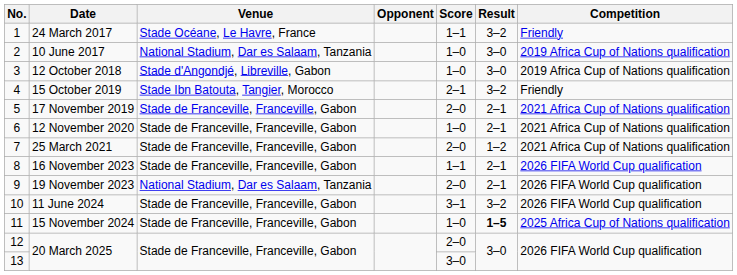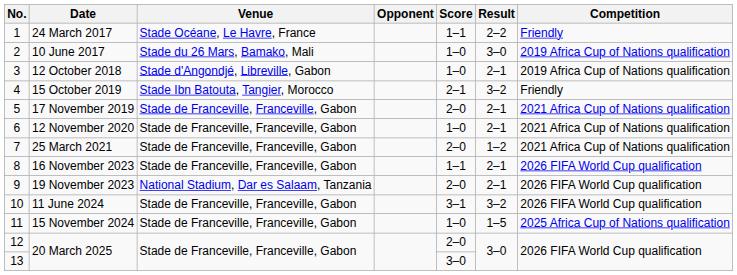(496, 33) 3–2 -> (496, 33) 2–2
(256, 52) National Stadium, Dar es Salaam, Tanzania -> (227, 52) Stade du 26 Mars, Bamako, Mali
(496, 71) 3–0 -> (496, 71) 2–1
(496, 223) bold -> (496, 223) normal
